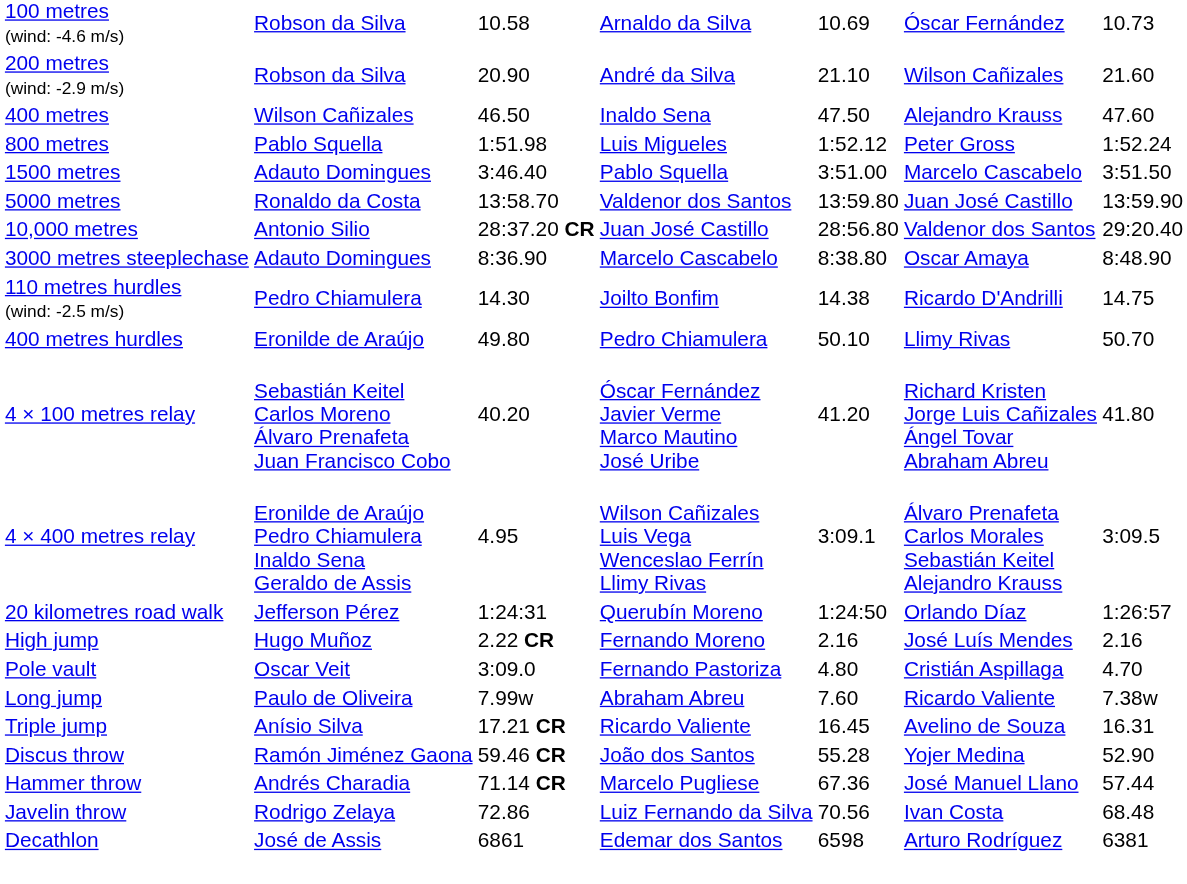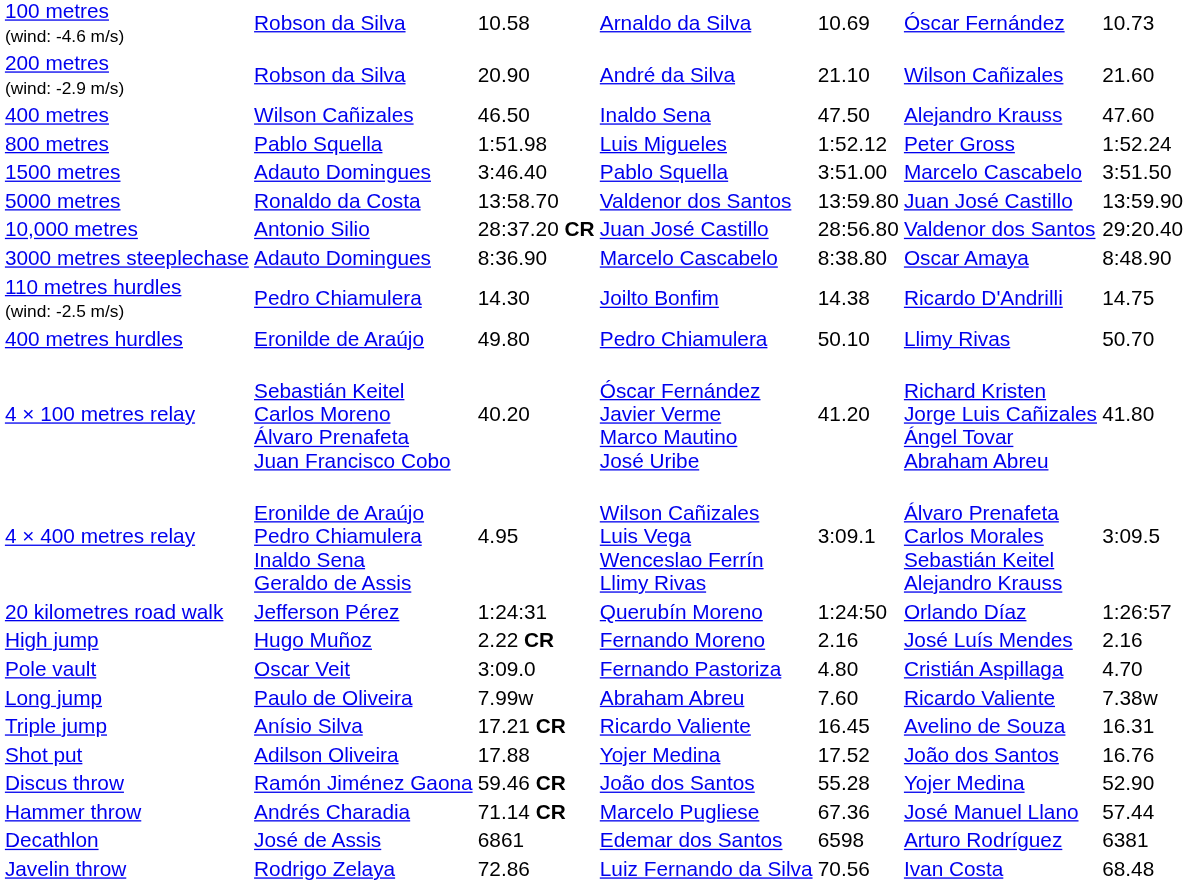+ row: (44, 755)
rows swapped: (66, 812) <-> (52, 840)
